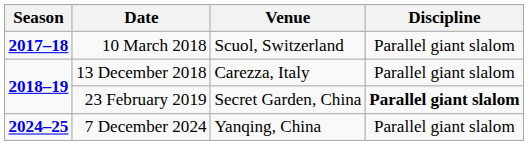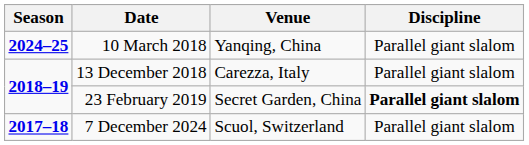(38, 45) 2017–18 -> (38, 45) 2024–25
(279, 45) Scuol, Switzerland -> (268, 45) Yanqing, China
(38, 126) 2024–25 -> (38, 126) 2017–18
(268, 126) Yanqing, China -> (279, 126) Scuol, Switzerland
